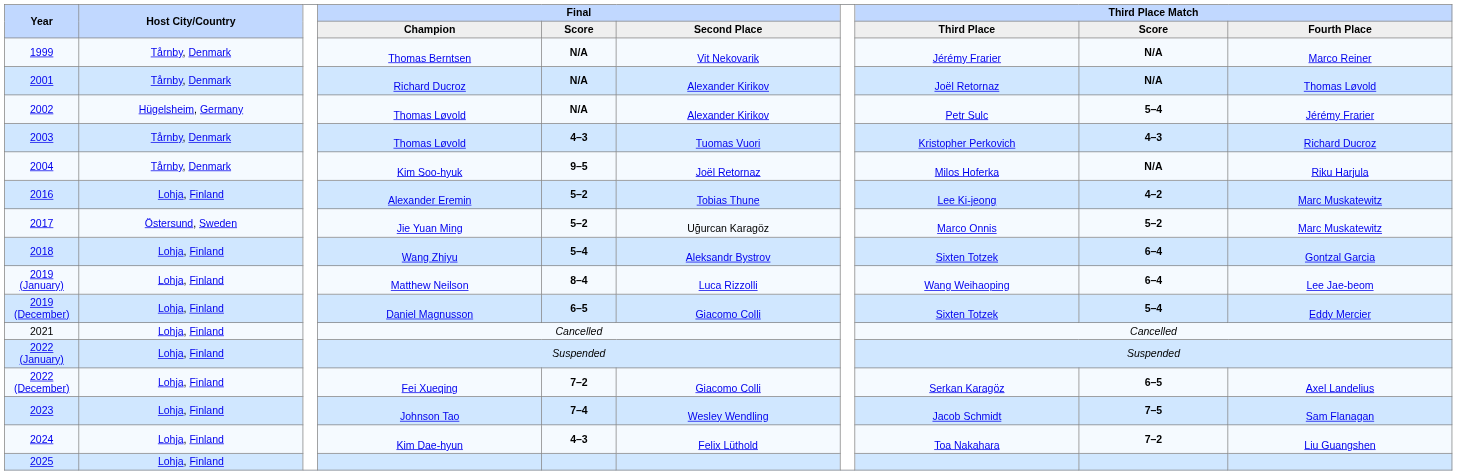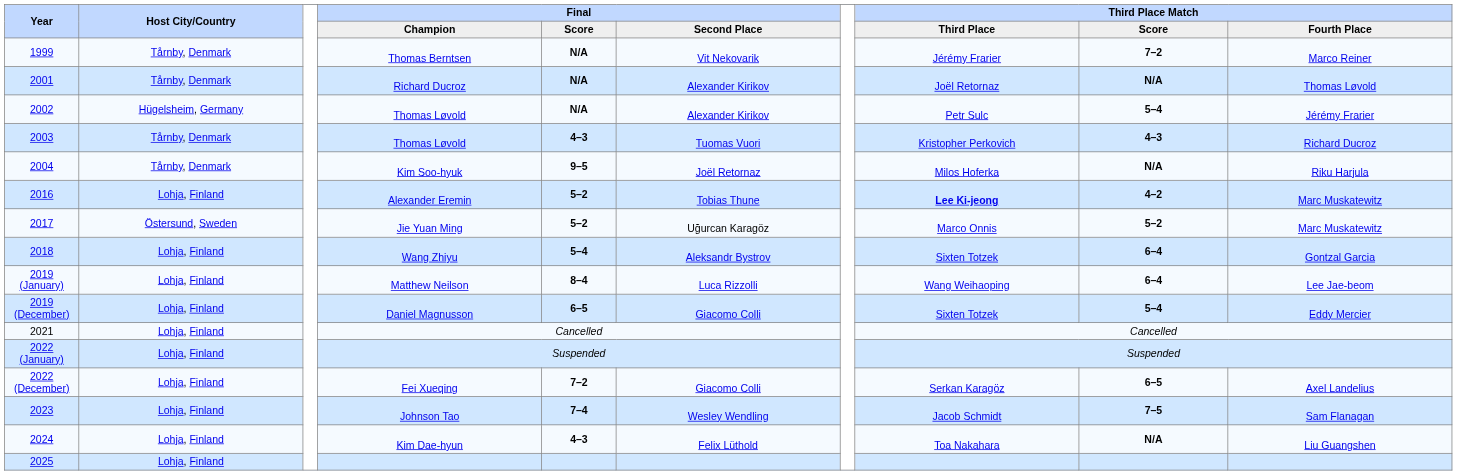(1153, 52) N/A -> (1153, 52) 7–2
(967, 200) normal -> (967, 200) bold
(1153, 439) 7–2 -> (1153, 439) N/A
